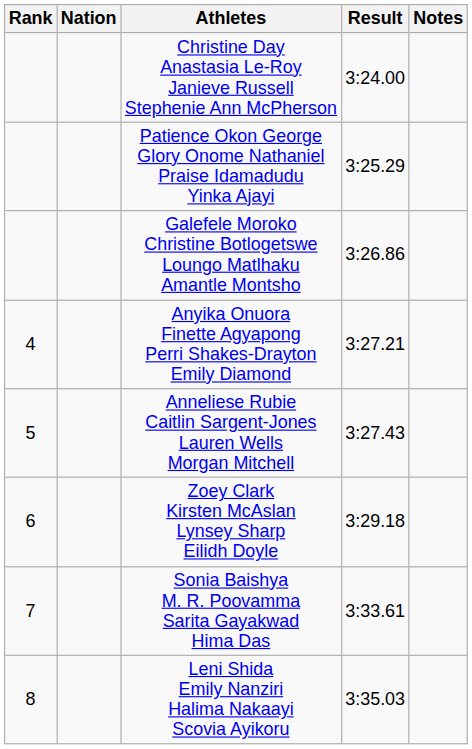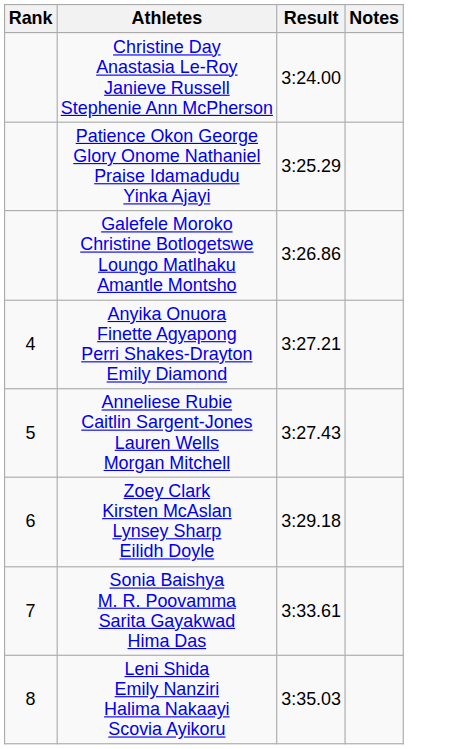- column: (89, 18)
